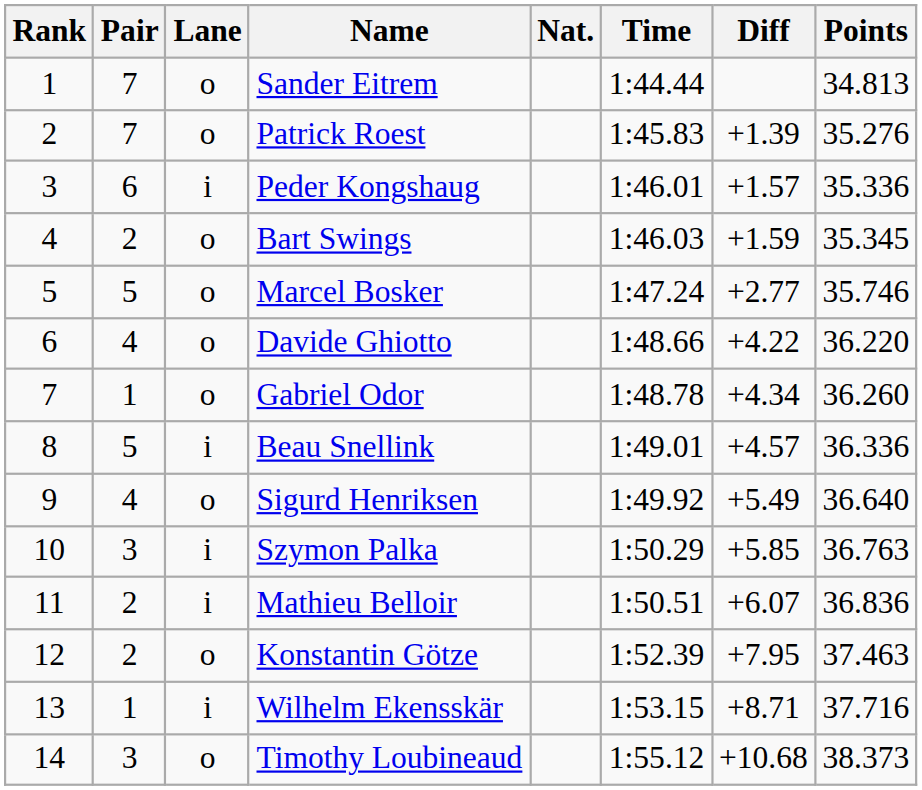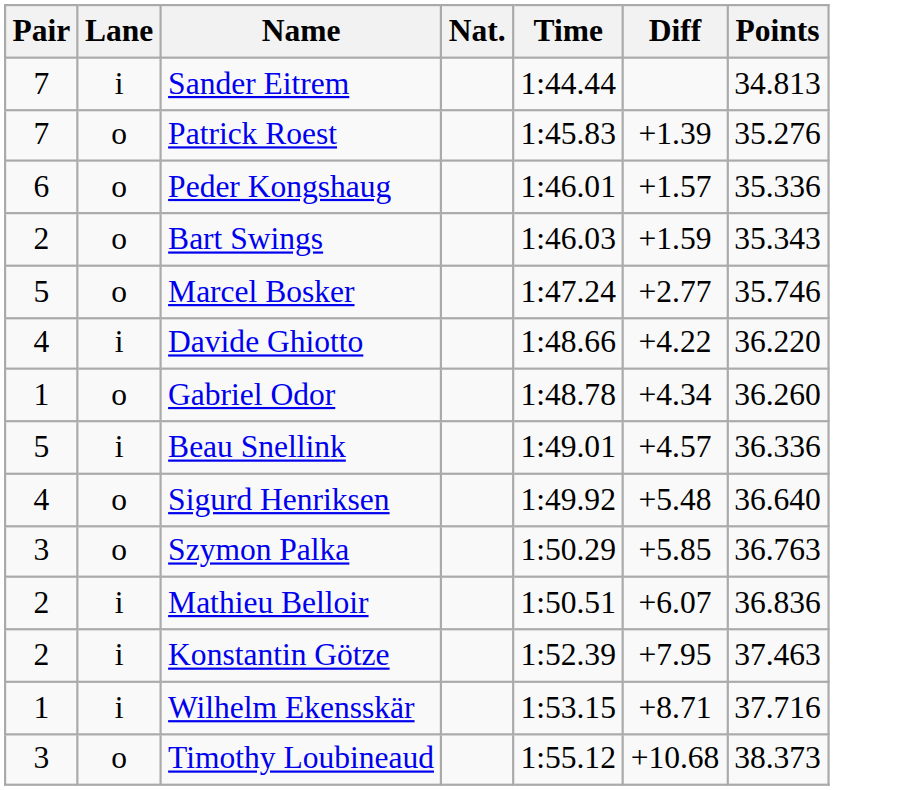- column: (49, 30)
(208, 82) o -> (119, 82) i
(208, 186) i -> (119, 186) o
(866, 238) 35.345 -> (777, 238) 35.343
(208, 342) o -> (119, 342) i
(763, 499) +5.49 -> (675, 499) +5.48
(208, 551) i -> (119, 551) o
(208, 655) o -> (119, 655) i
